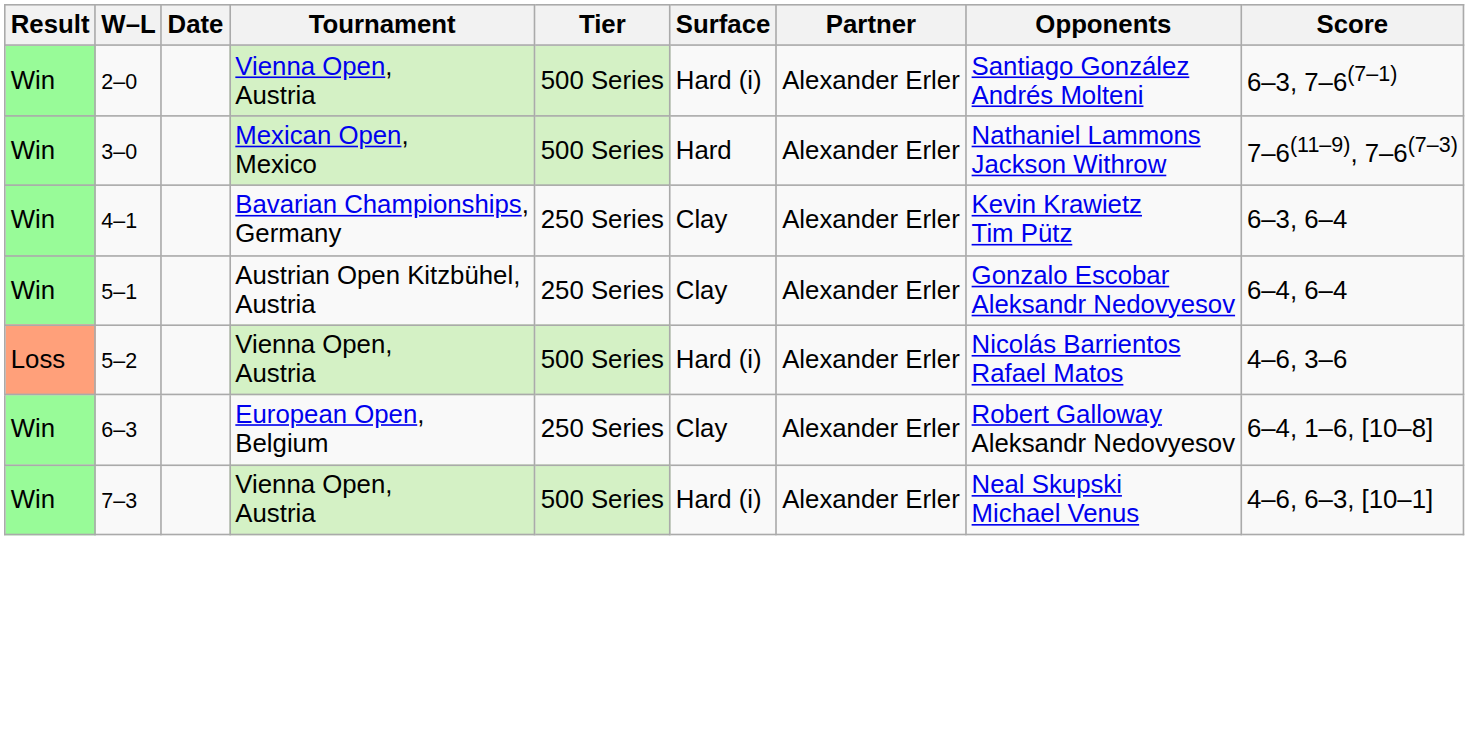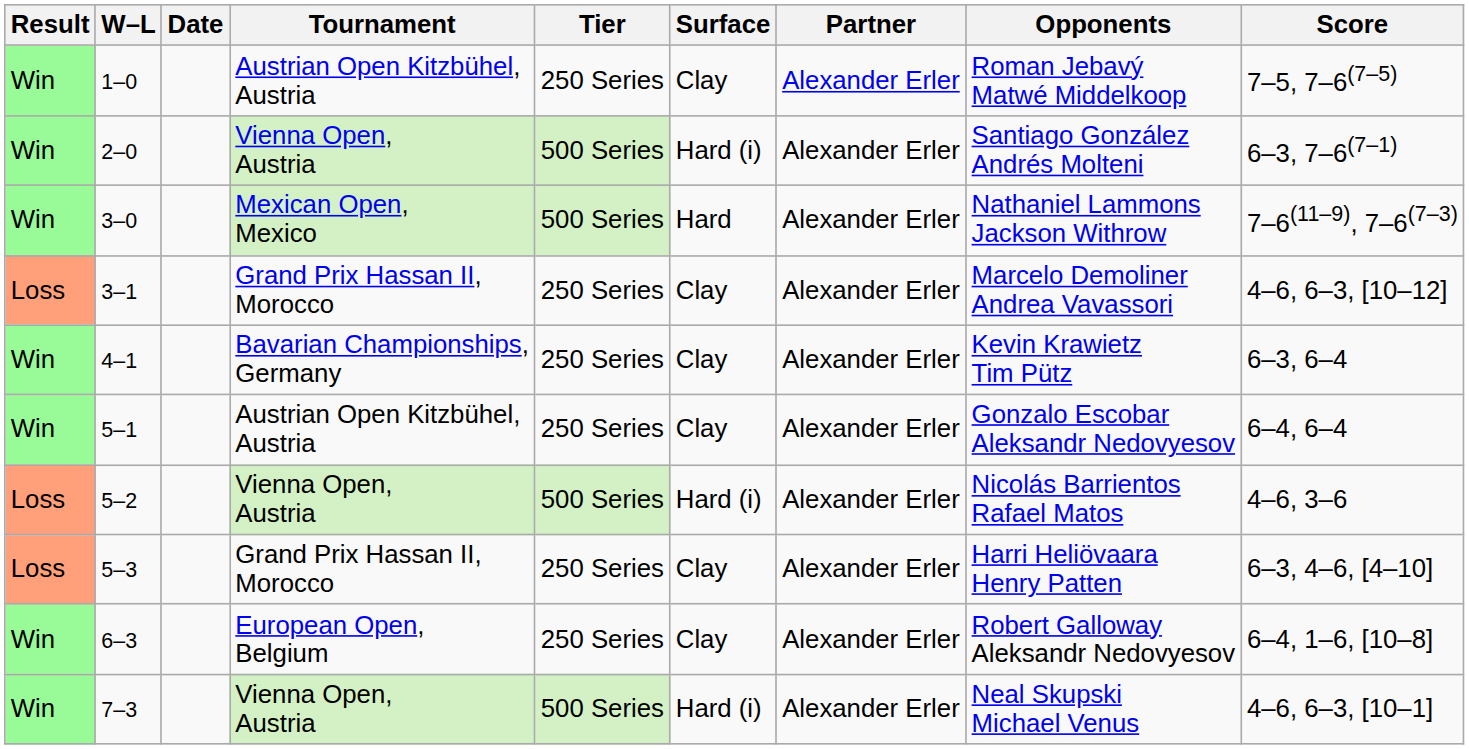+ row: (119, 81)
+ row: (119, 291)
+ row: (119, 570)
